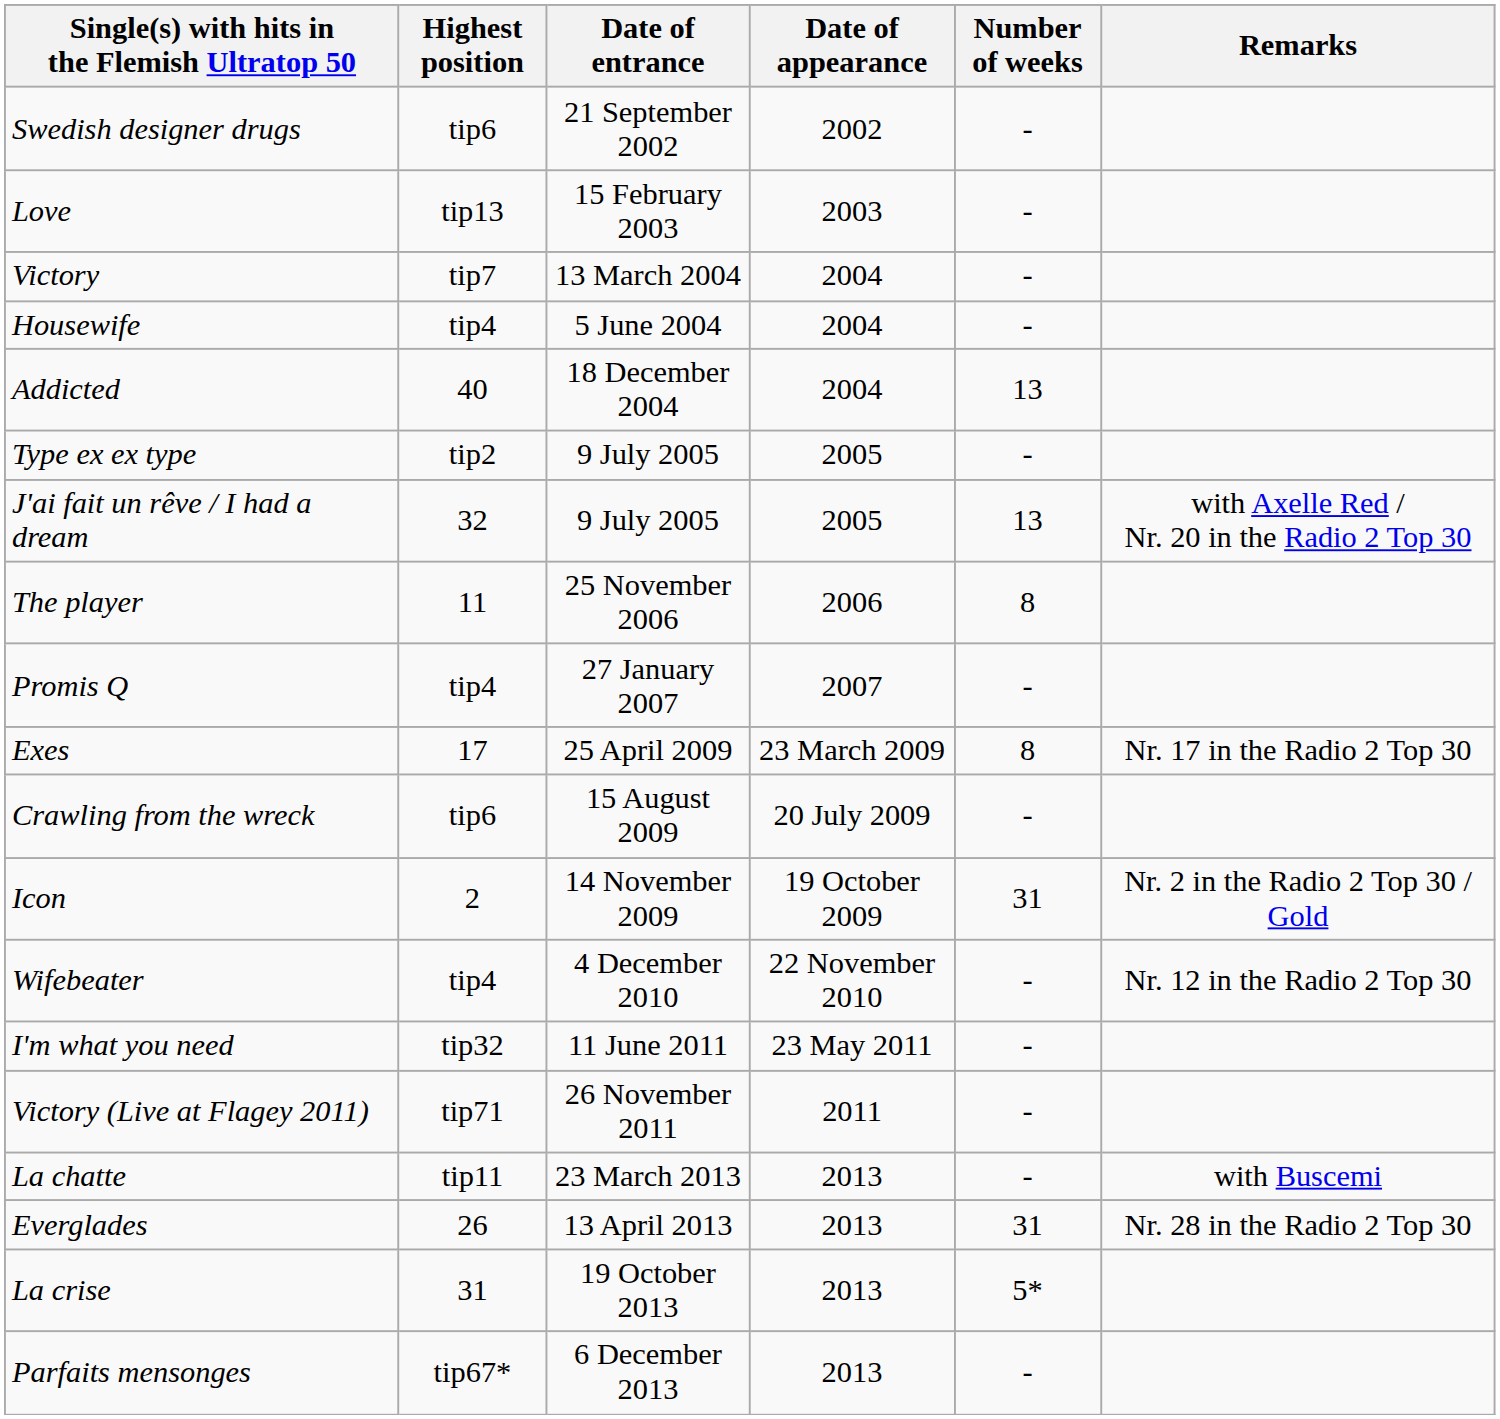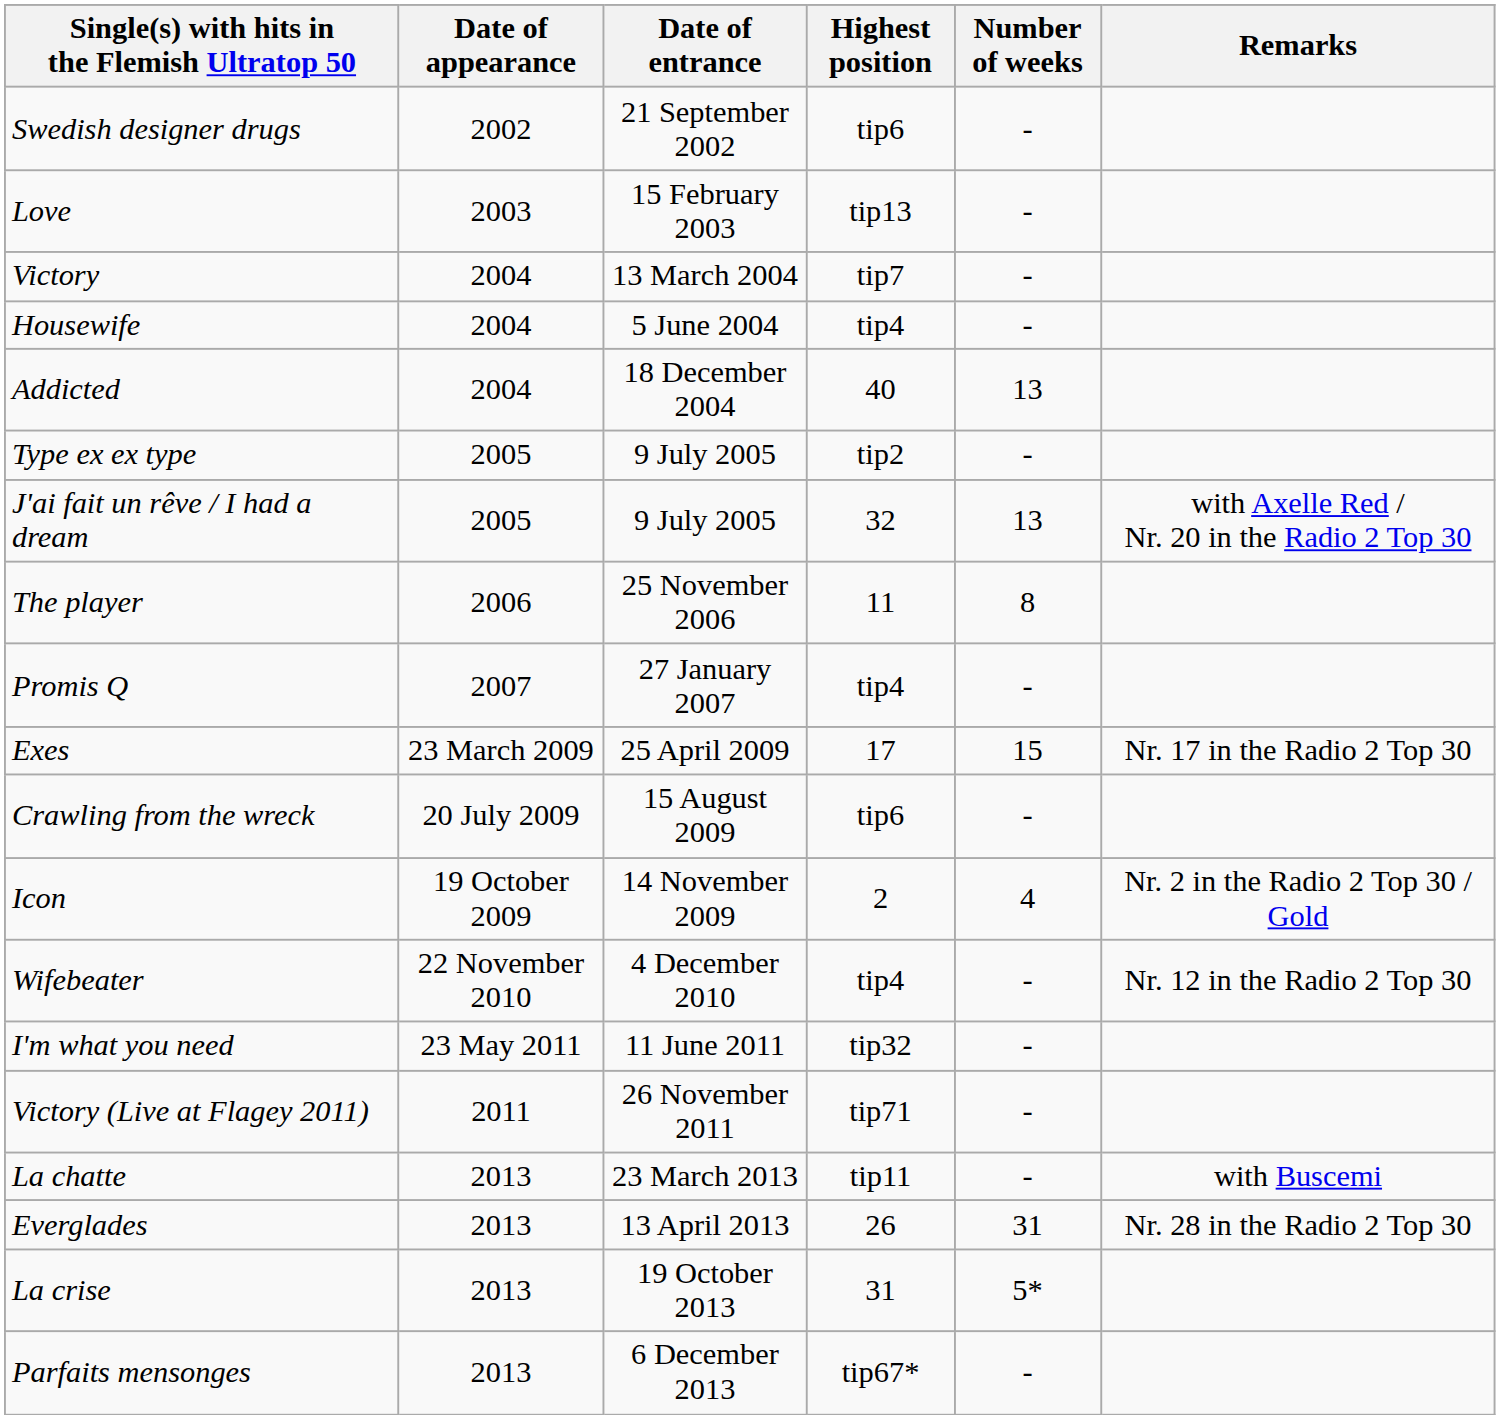columns swapped: (852, 45) <-> (472, 45)
(1028, 750) 8 -> (1028, 750) 15
(1028, 897) 31 -> (1028, 897) 4
